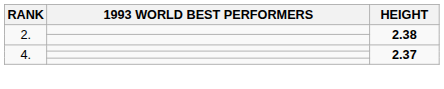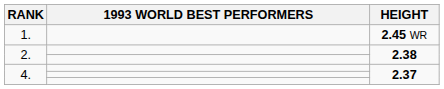+ row: (26, 35)
